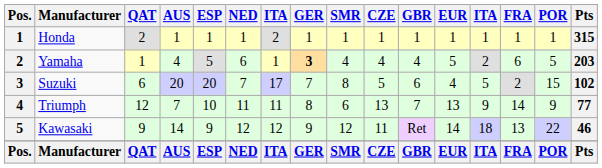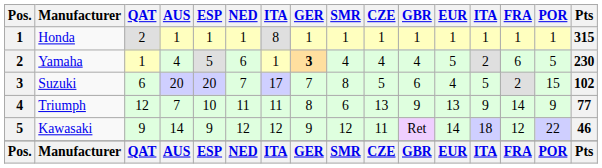(276, 38) 2 -> (276, 38) 8
(584, 60) 203 -> (584, 60) 230
(417, 106) 7 -> (417, 106) 9
(518, 128) 13 -> (518, 128) 12
